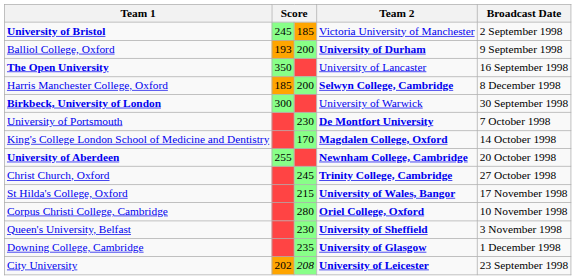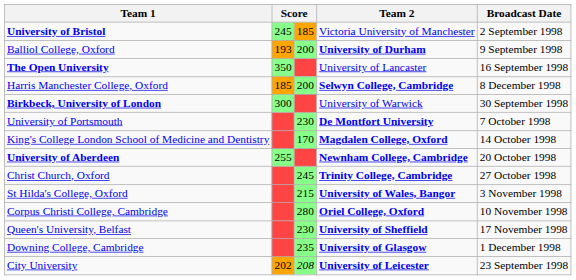(524, 193) 17 November 1998 -> (521, 193) 3 November 1998
(521, 229) 3 November 1998 -> (524, 229) 17 November 1998
